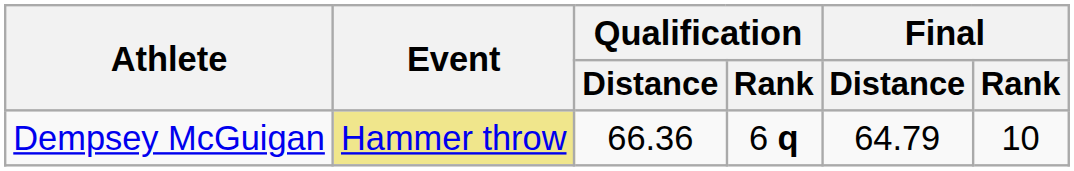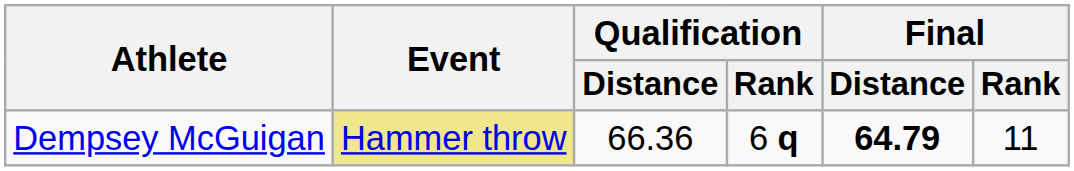(897, 138) normal -> (897, 138) bold
(1021, 138) 10 -> (1021, 138) 11
